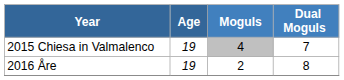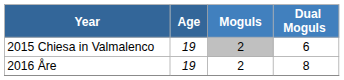(241, 47) 4 -> (241, 47) 2
(306, 47) 7 -> (306, 47) 6
